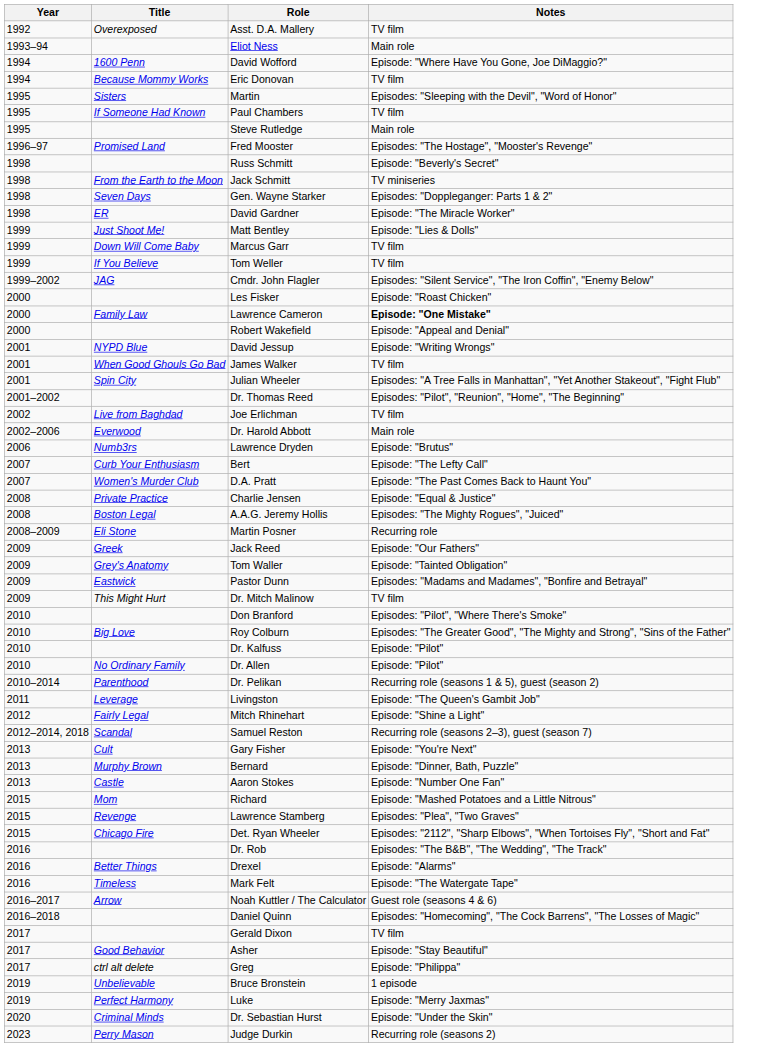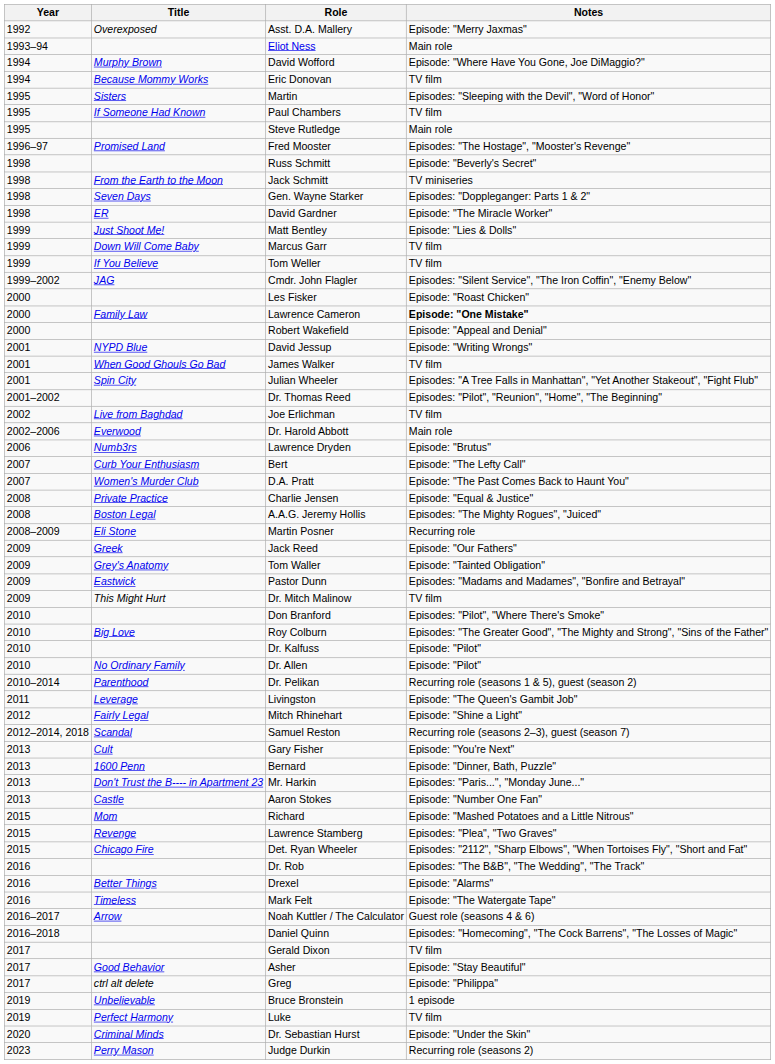(387, 29) TV film -> (468, 29) Episode: "Merry Jaxmas"
(119, 63) 1600 Penn -> (128, 63) Murphy Brown
(128, 766) Murphy Brown -> (119, 766) 1600 Penn
+ row: (292, 783)
(430, 1000) Episode: "Merry Jaxmas" -> (425, 1017) TV film
